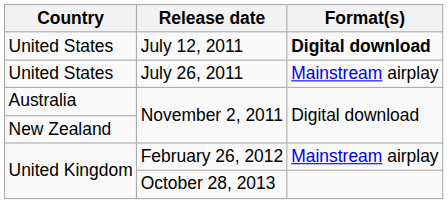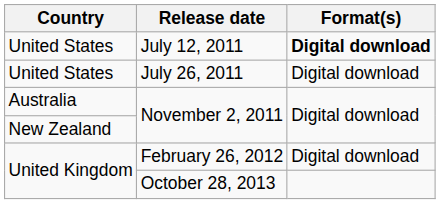(365, 73) Mainstream airplay -> (355, 73) Digital download
(365, 156) Mainstream airplay -> (355, 156) Digital download
